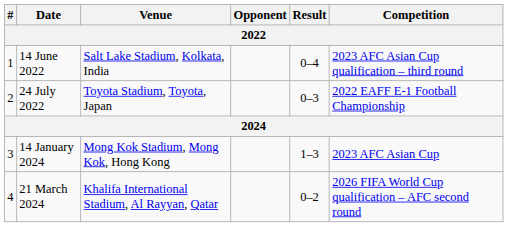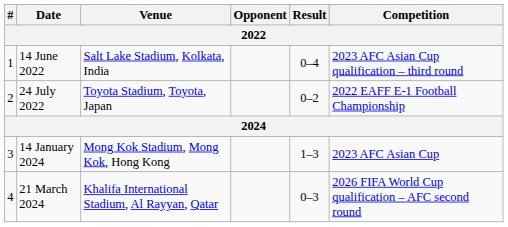(310, 98) 0–3 -> (310, 98) 0–2
(310, 197) 0–2 -> (310, 197) 0–3
